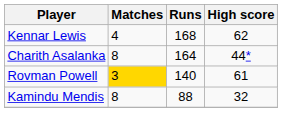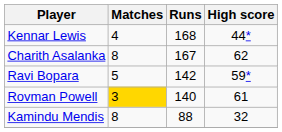(241, 35) 62 -> (241, 35) 44*
(185, 55) 164 -> (185, 55) 167
(241, 55) 44* -> (241, 55) 62
+ row: (43, 76)
